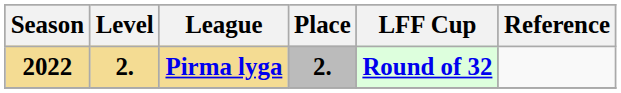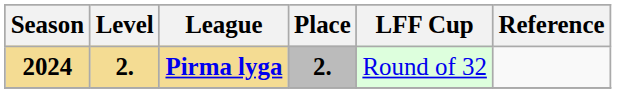(47, 66) 2022 -> (47, 66) 2024
(427, 66) bold -> (425, 66) normal
